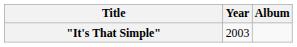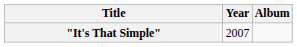(238, 32) 2003 -> (238, 32) 2007
